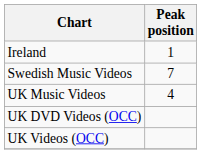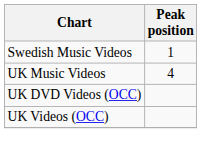- row: (27, 52)
(171, 73) 7 -> (171, 52) 1
